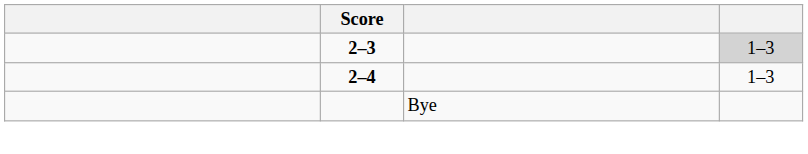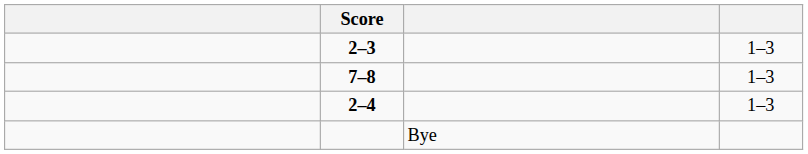(761, 47) lightgrey background -> (761, 47) no background
+ row: (362, 76)
